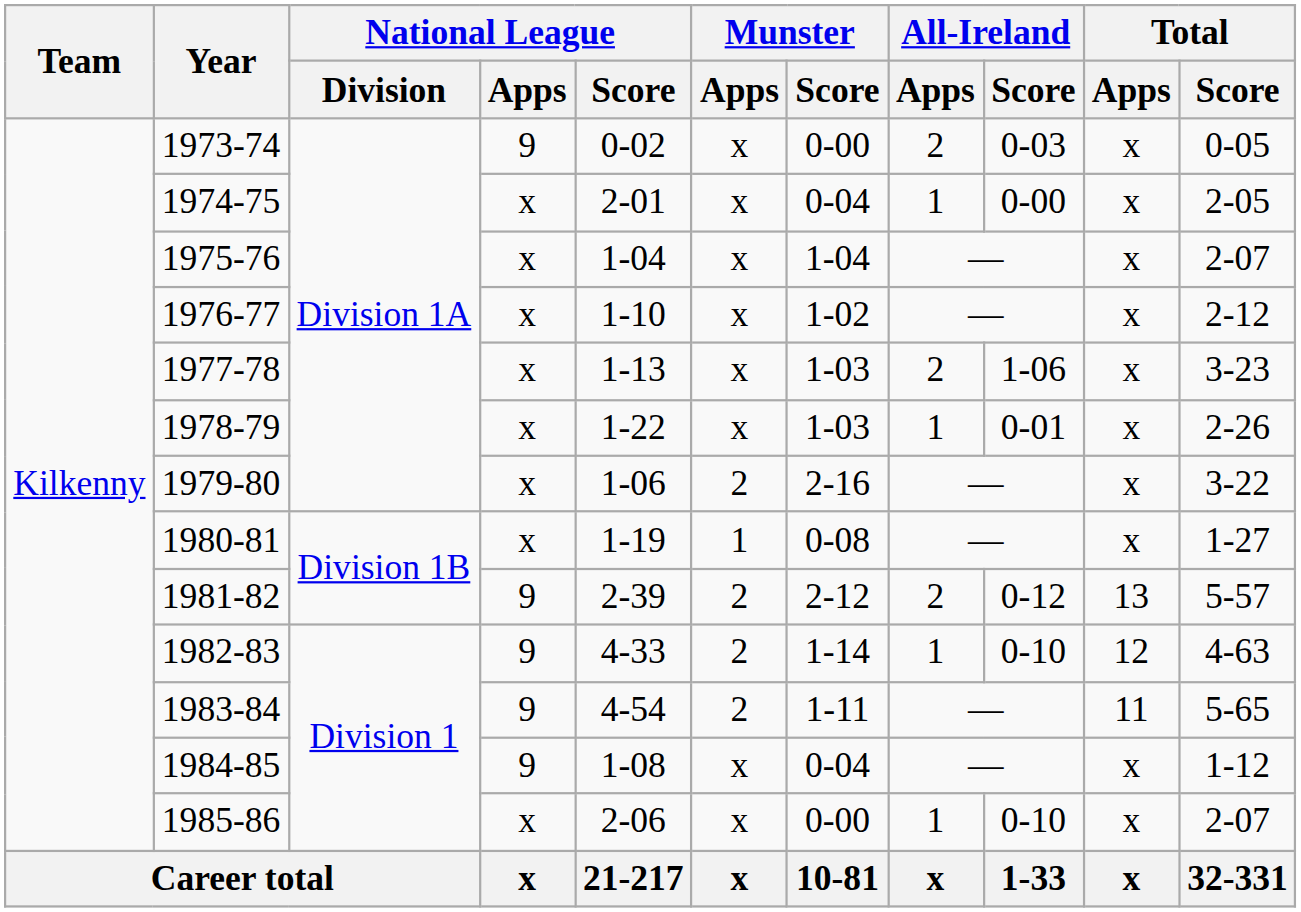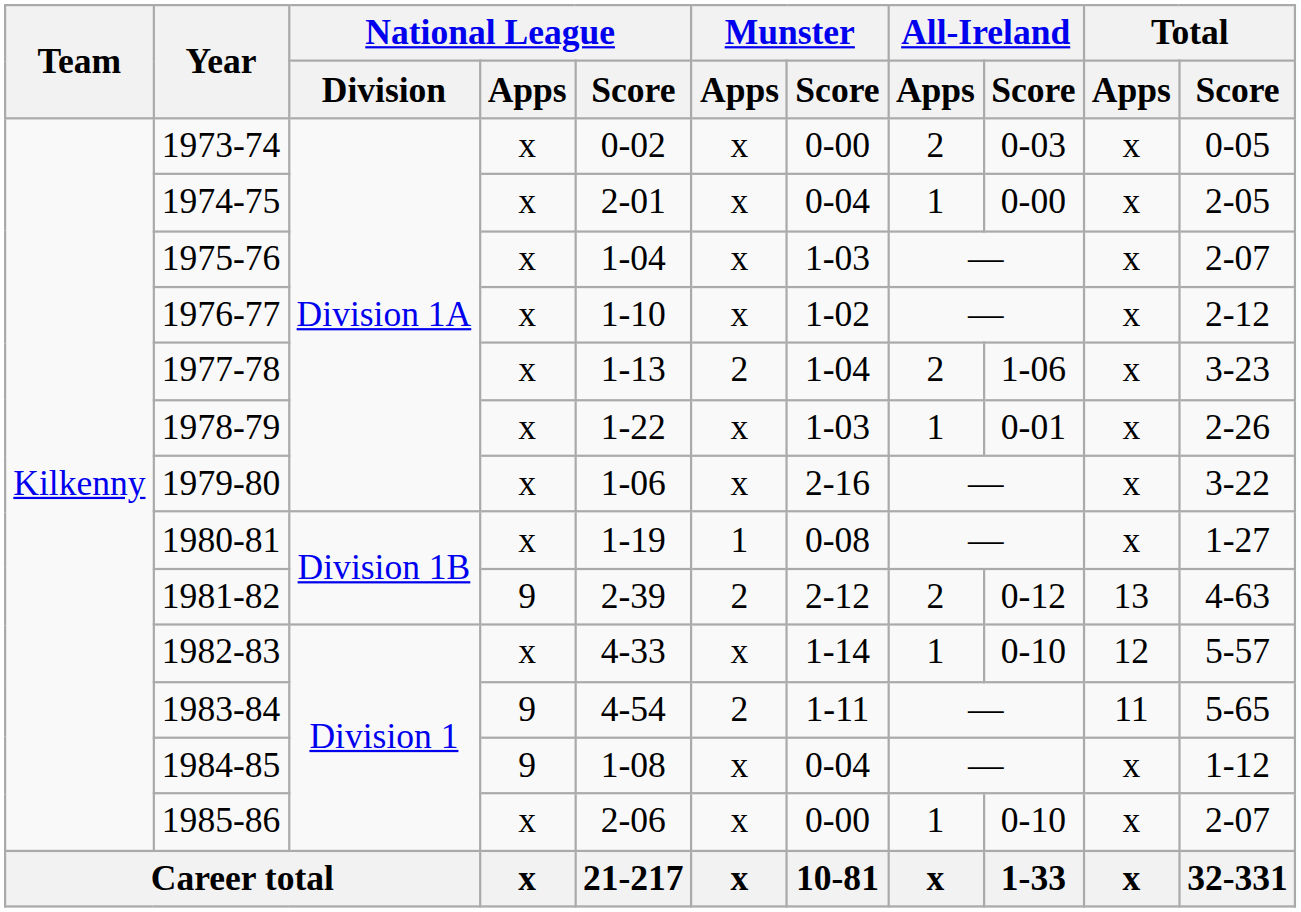(527, 145) 9 -> (527, 145) x
(837, 257) 1-04 -> (837, 257) 1-03
(739, 370) x -> (739, 370) 2
(837, 370) 1-03 -> (837, 370) 1-04
(739, 483) 2 -> (739, 483) x
(1238, 595) 5-57 -> (1238, 595) 4-63
(527, 652) 9 -> (527, 652) x
(739, 652) 2 -> (739, 652) x
(1238, 652) 4-63 -> (1238, 652) 5-57
